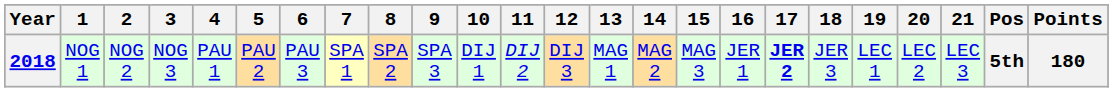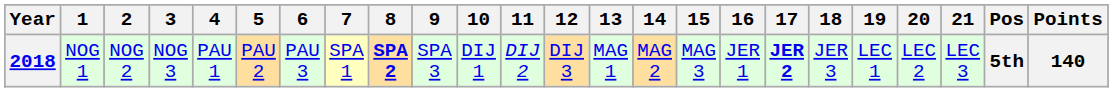(391, 61) normal -> (391, 61) bold
(1068, 61) 180 -> (1068, 61) 140
